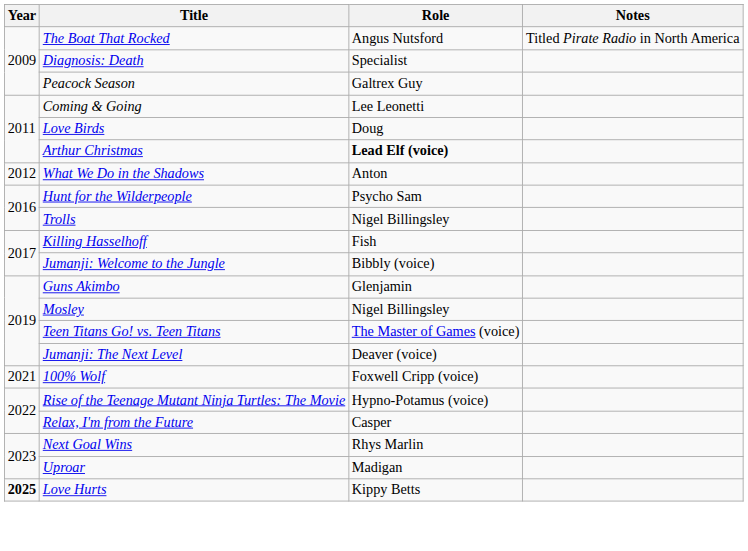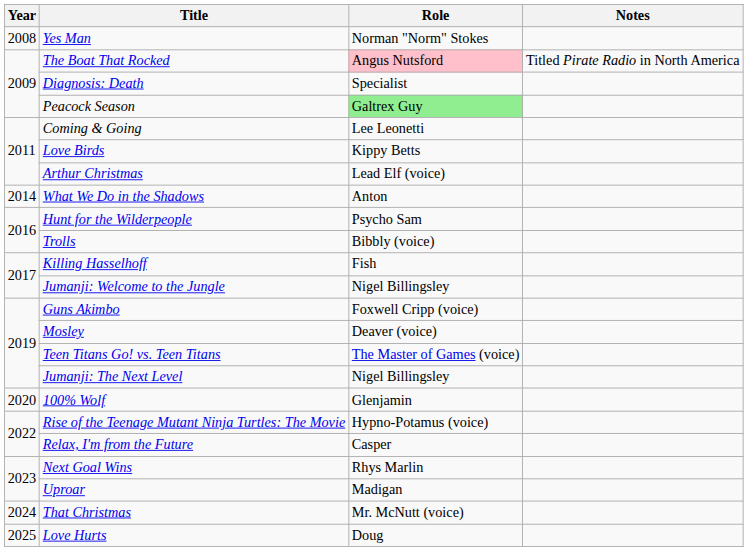+ row: (67, 38)
(397, 38) no background -> (397, 60) pink background
(387, 83) no background -> (387, 106) lightgreen background
(368, 128) Doug -> (386, 151) Kippy Betts
(400, 151) bold -> (398, 173) normal
(22, 173) 2012 -> (22, 196) 2014
(401, 219) Nigel Billingsley -> (393, 241) Bibbly (voice)
(393, 264) Bibbly (voice) -> (401, 286) Nigel Billingsley
(382, 286) Glenjamin -> (415, 309) Foxwell Cripp (voice)
(401, 309) Nigel Billingsley -> (394, 331) Deaver (voice)
(394, 354) Deaver (voice) -> (401, 377) Nigel Billingsley
(22, 377) 2021 -> (22, 399) 2020
(415, 377) Foxwell Cripp (voice) -> (382, 399) Glenjamin
+ row: (87, 512)
(22, 490) bold -> (22, 535) normal
(386, 490) Kippy Betts -> (368, 535) Doug
